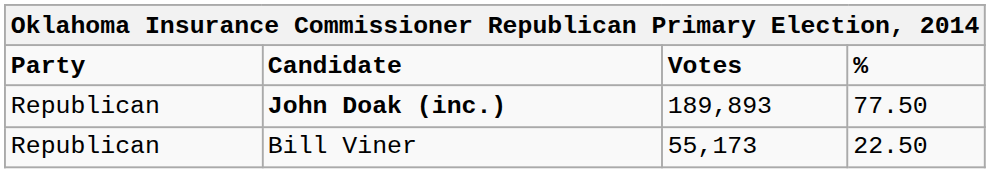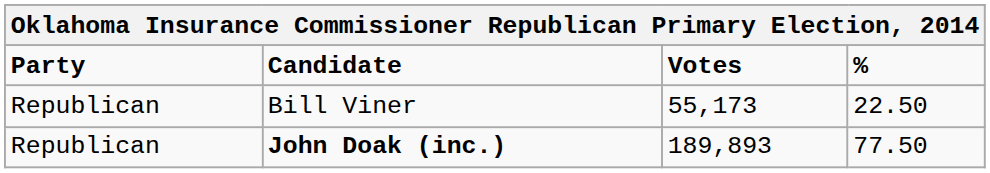rows swapped: (387, 106) <-> (342, 147)
